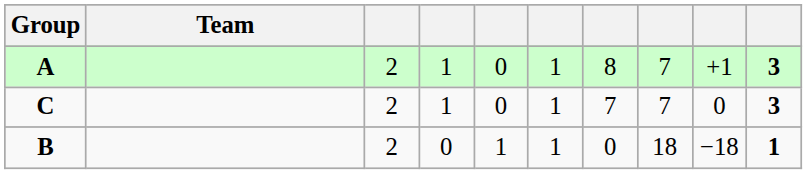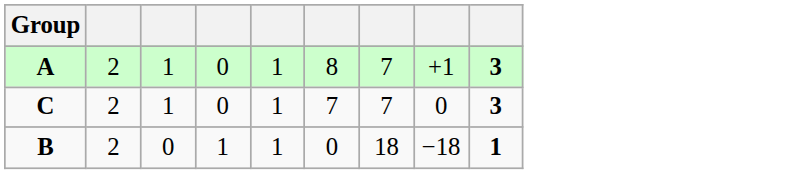- column: (225, 25)
